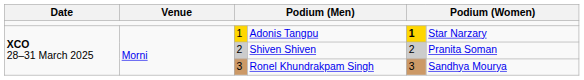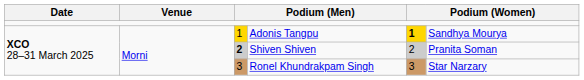(457, 34) Star Narzary -> (468, 34) Sandhya Mourya
(239, 50) normal -> (239, 50) bold
(468, 67) Sandhya Mourya -> (457, 67) Star Narzary
